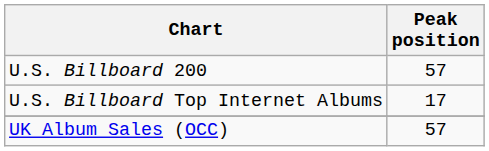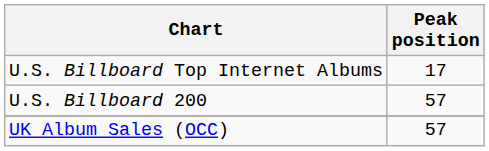rows swapped: (108, 71) <-> (196, 101)
